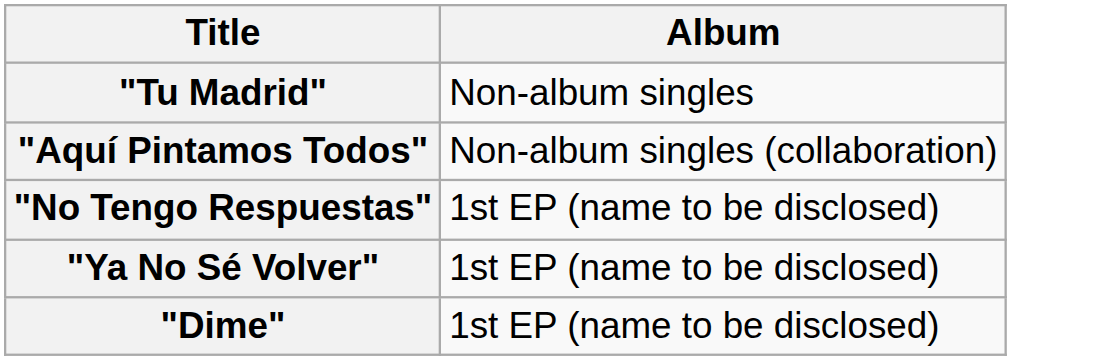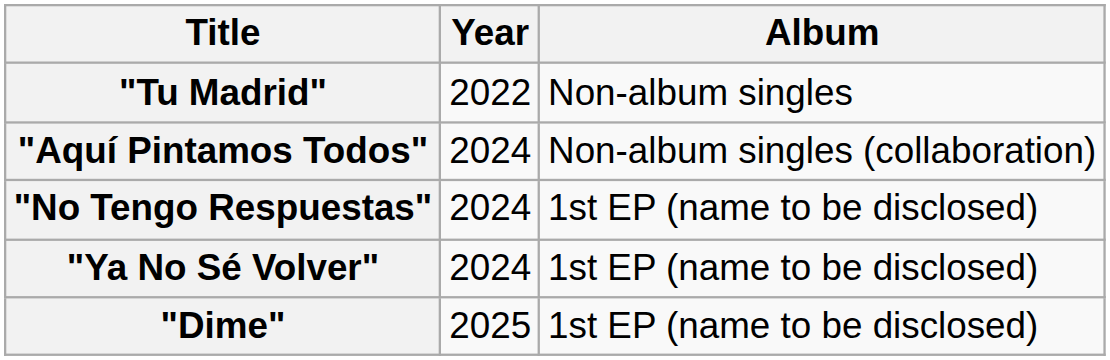+ column: (490, 33)
